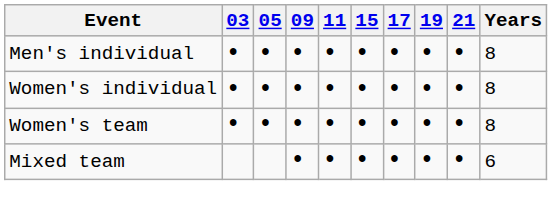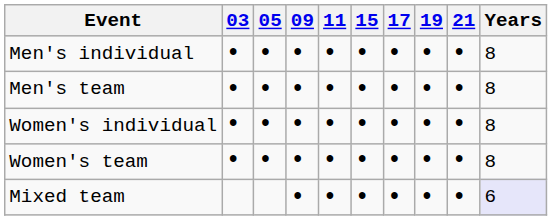+ row: (67, 90)
(490, 161) no background -> (490, 197) lavender background
